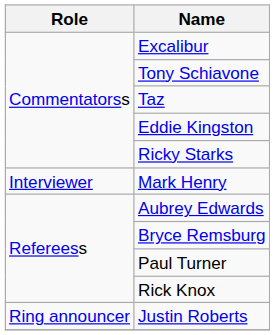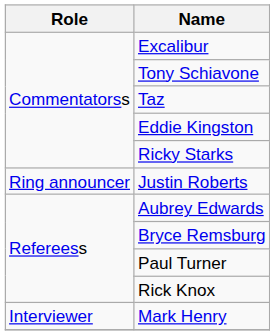rows swapped: (193, 316) <-> (182, 181)
